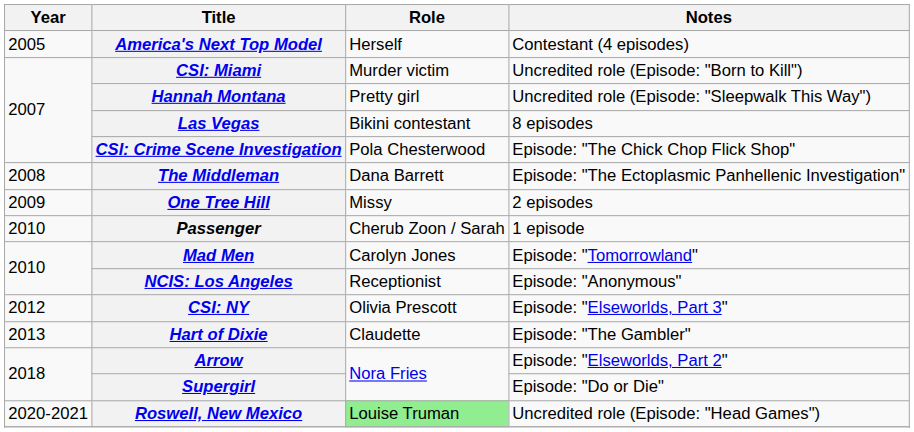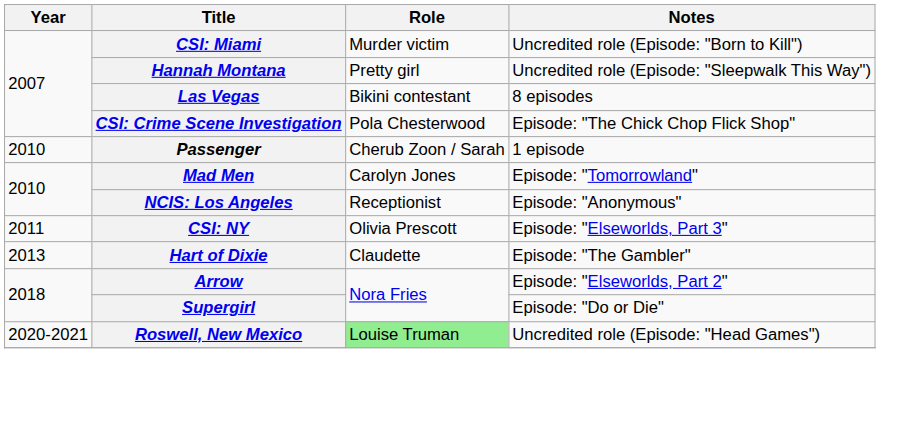- row: (219, 44)
- row: (219, 176)
- row: (219, 202)
(27, 307) 2012 -> (26, 228) 2011
